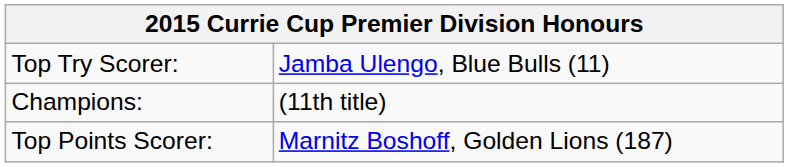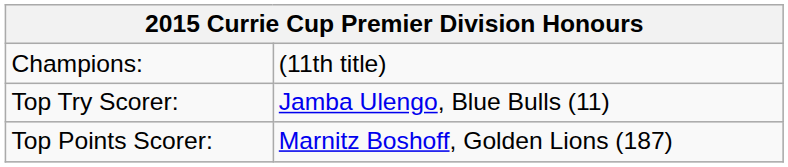rows swapped: (77, 102) <-> (95, 63)
